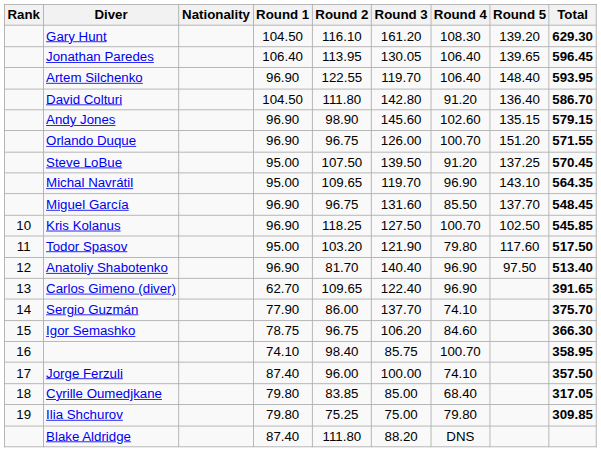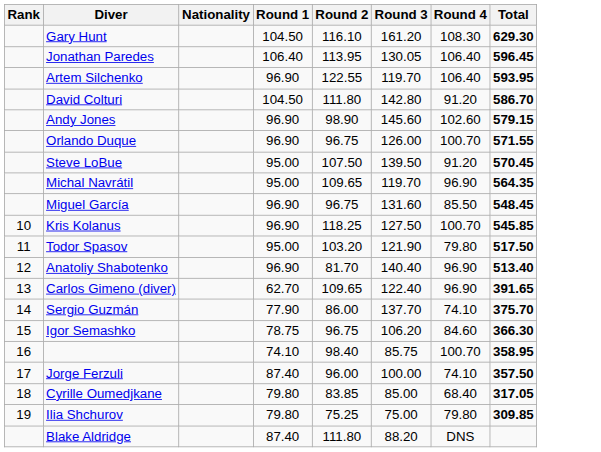- column: (520, 15)
